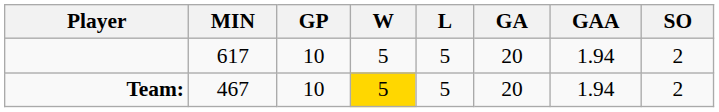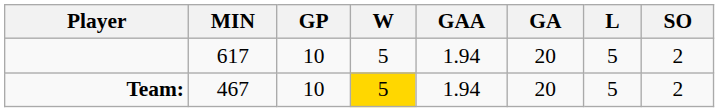columns swapped: (445, 21) <-> (596, 21)
